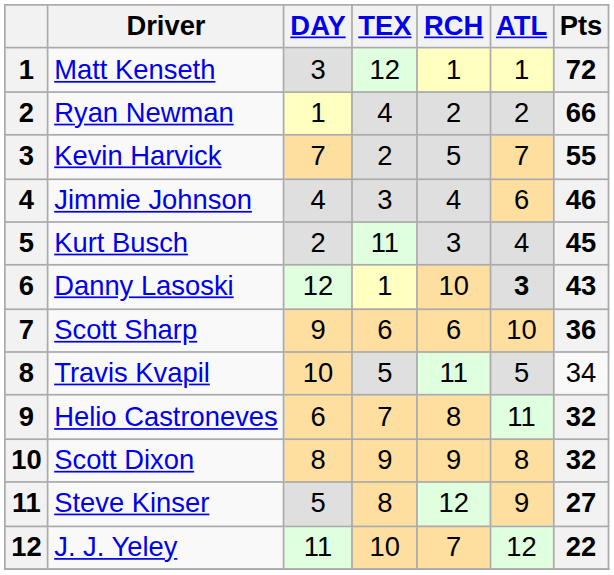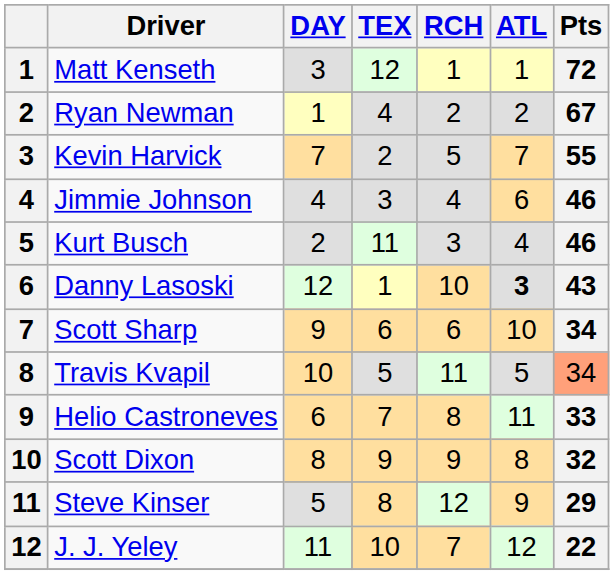(581, 112) 66 -> (581, 112) 67
(581, 243) 45 -> (581, 243) 46
(581, 329) 36 -> (581, 329) 34
(581, 373) no background -> (581, 373) lightsalmon background
(581, 416) 32 -> (581, 416) 33
(581, 503) 27 -> (581, 503) 29
